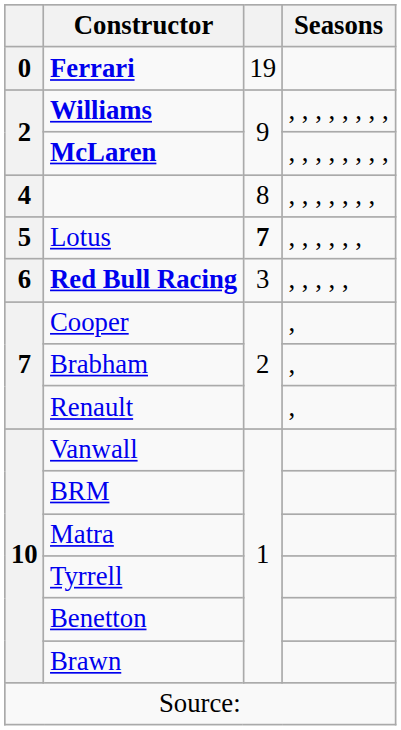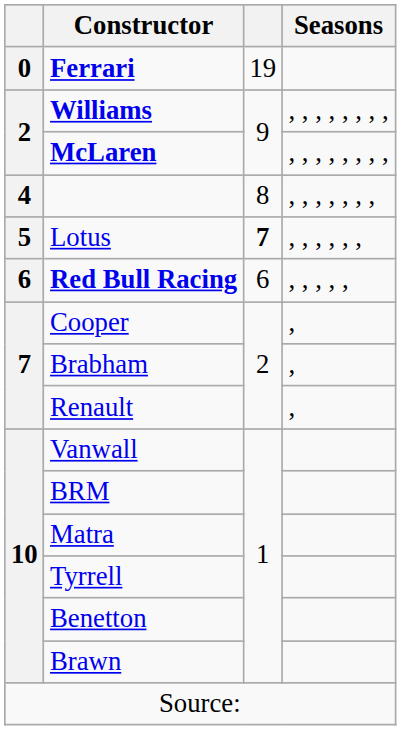(263, 279) 3 -> (263, 279) 6
